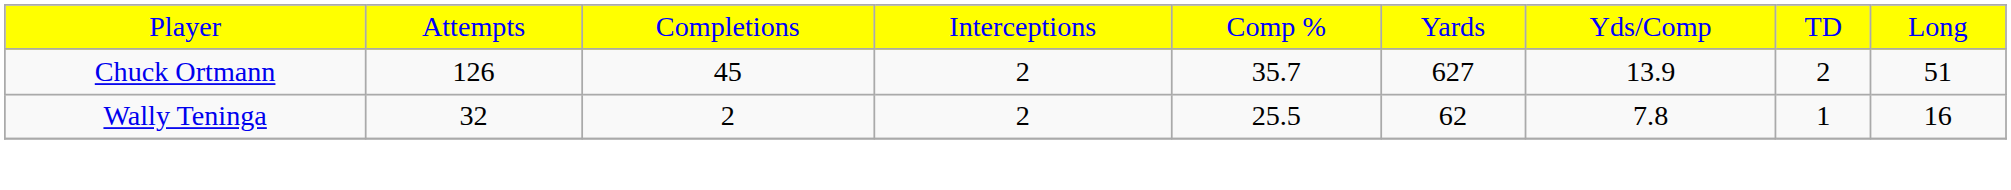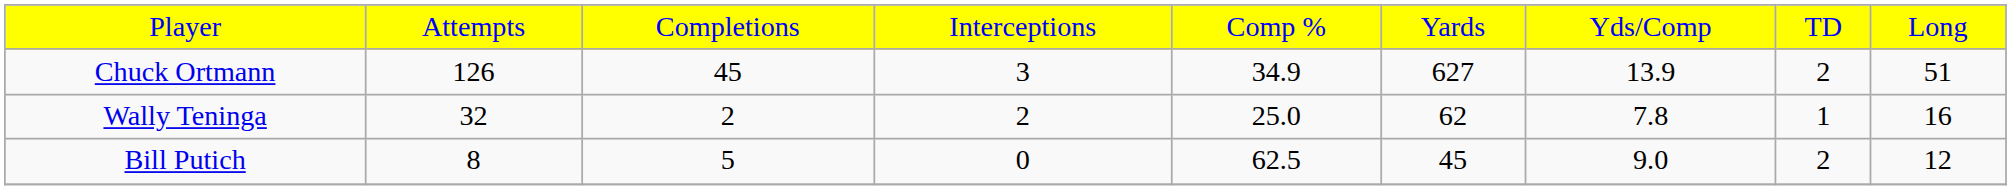(1023, 71) 2 -> (1023, 71) 3
(1276, 71) 35.7 -> (1276, 71) 34.9
(1276, 116) 25.5 -> (1276, 116) 25.0
+ row: (185, 160)
